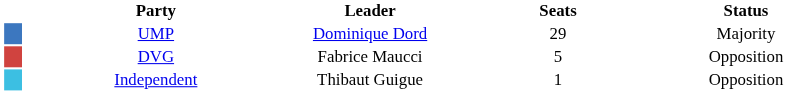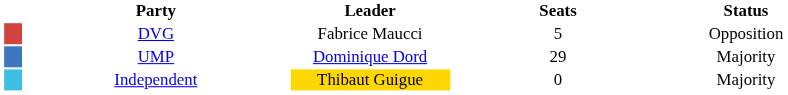rows swapped: (156, 33) <-> (156, 56)
(370, 79) no background -> (370, 79) gold background
(558, 79) 1 -> (558, 79) 0
(746, 79) Opposition -> (746, 79) Majority
